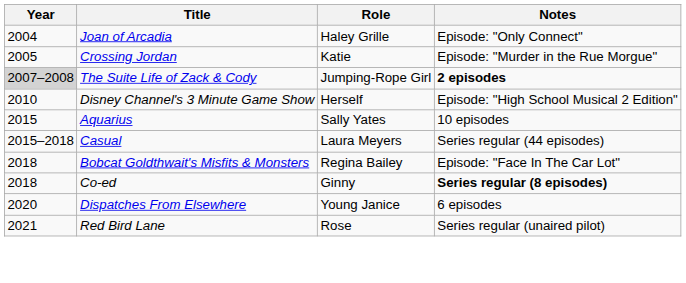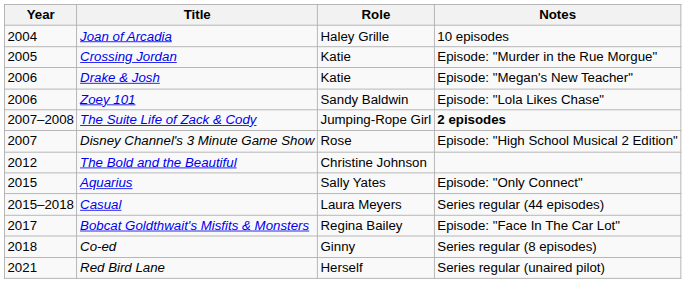(510, 36) Episode: "Only Connect" -> (473, 36) 10 episodes
+ row: (120, 78)
+ row: (108, 99)
(41, 78) lightgrey background -> (41, 120) no background
(22, 99) 2010 -> (22, 141) 2007
(342, 99) Herself -> (336, 141) Rose
+ row: (158, 162)
(473, 120) 10 episodes -> (510, 183) Episode: "Only Connect"
(22, 162) 2018 -> (22, 225) 2017
(522, 183) bold -> (517, 246) normal
- row: (163, 204)
(336, 225) Rose -> (342, 267) Herself
